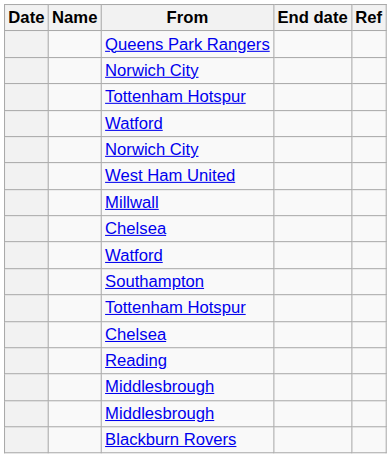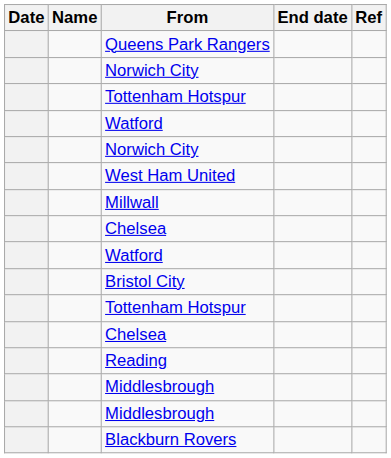- row: (26, 282)
+ row: (26, 282)
